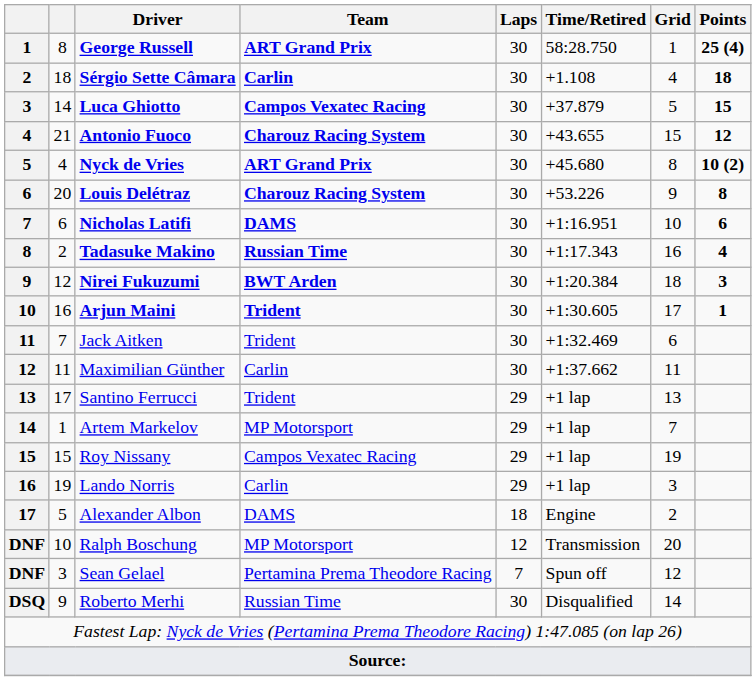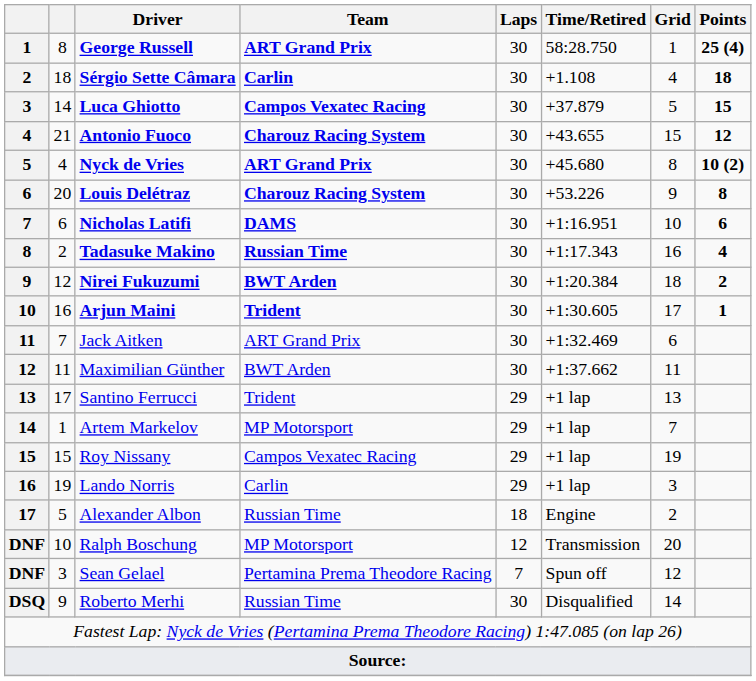(723, 281) 3 -> (723, 281) 2
(270, 339) Trident -> (302, 339) ART Grand Prix
(266, 368) Carlin -> (287, 368) BWT Arden
(270, 514) DAMS -> (292, 514) Russian Time
